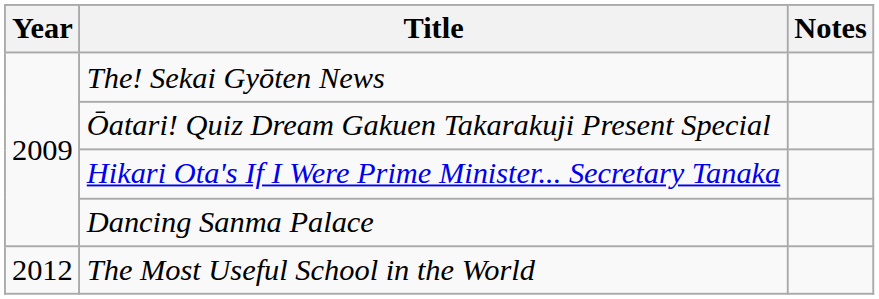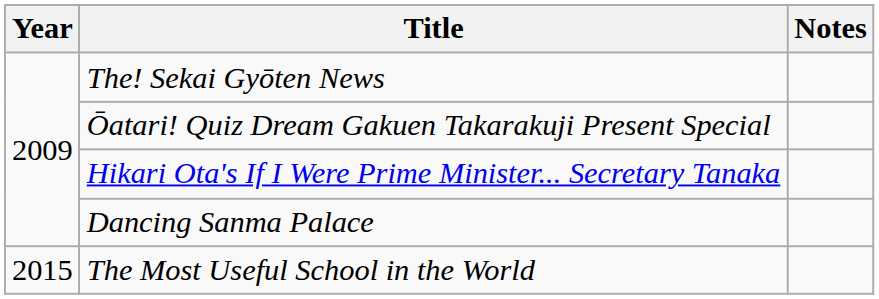(42, 269) 2012 -> (42, 269) 2015
